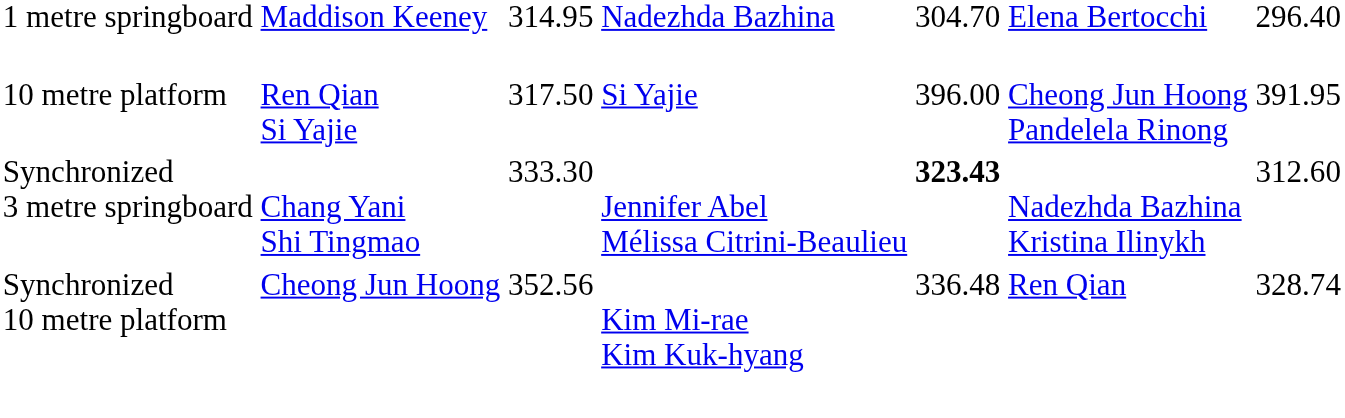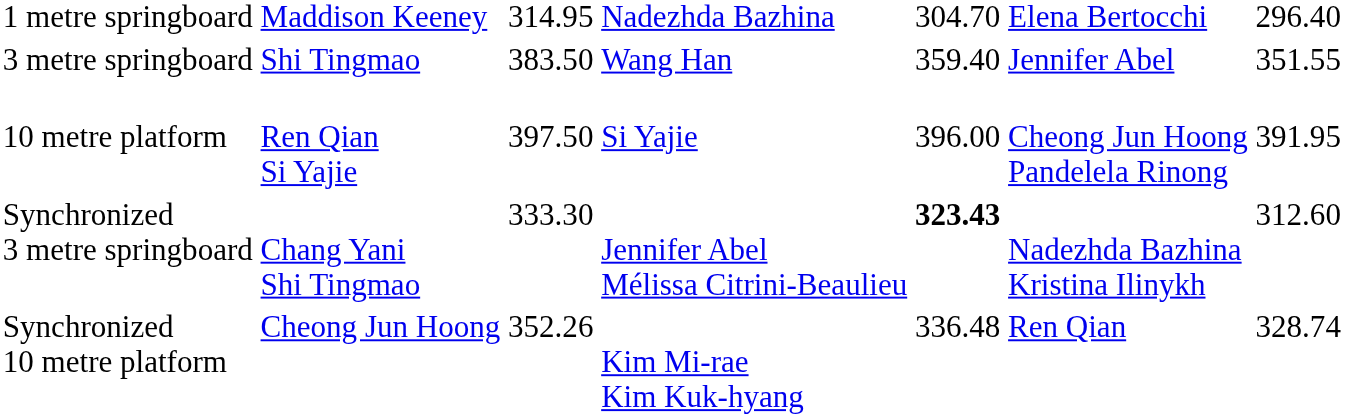+ row: (128, 59)
(551, 94) 317.50 -> (551, 137) 397.50
(551, 284) 352.56 -> (551, 327) 352.26
